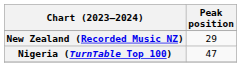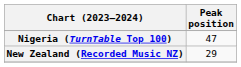rows swapped: (95, 39) <-> (95, 54)
